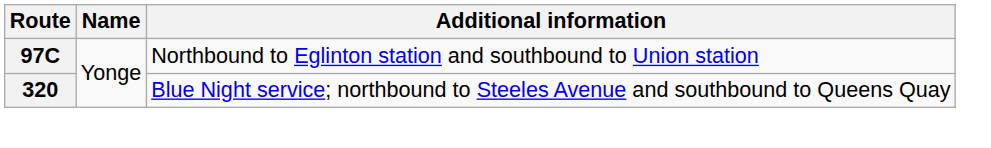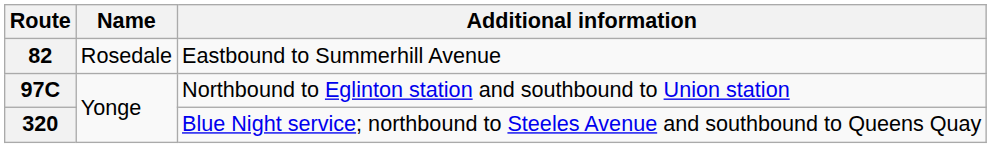+ row: (40, 55)
